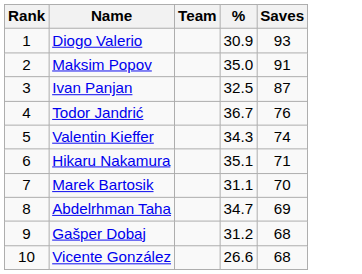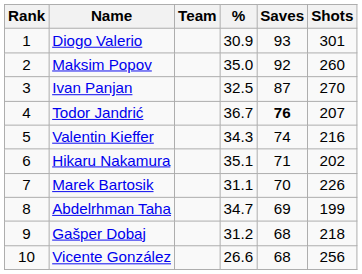+ column: (332, 16)
(282, 64) 91 -> (282, 64) 92
(282, 112) normal -> (282, 112) bold
